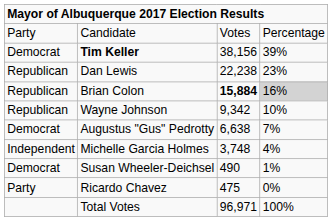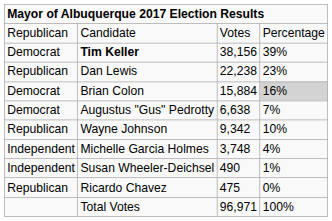(21, 33) Party -> (38, 33) Republican
(38, 91) Republican -> (34, 91) Democrat
(238, 91) bold -> (238, 91) normal
rows swapped: (124, 110) <-> (147, 129)
(34, 168) Democrat -> (41, 168) Independent
(21, 187) Party -> (38, 187) Republican
